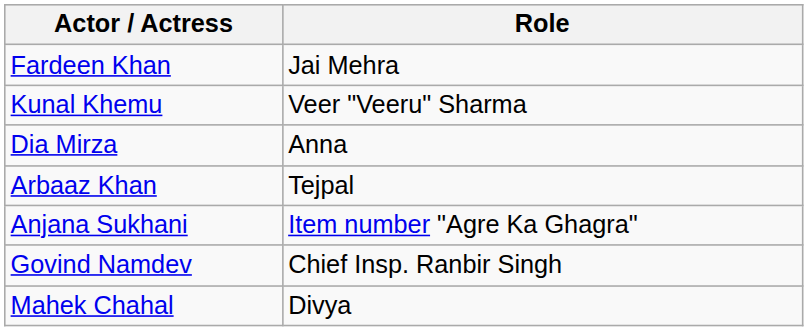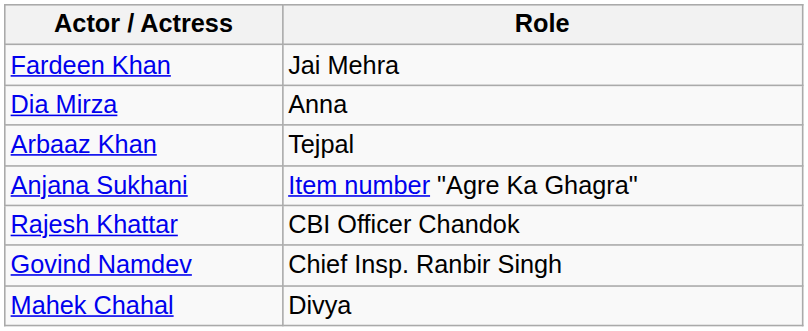- row: (87, 104)
+ row: (94, 225)
